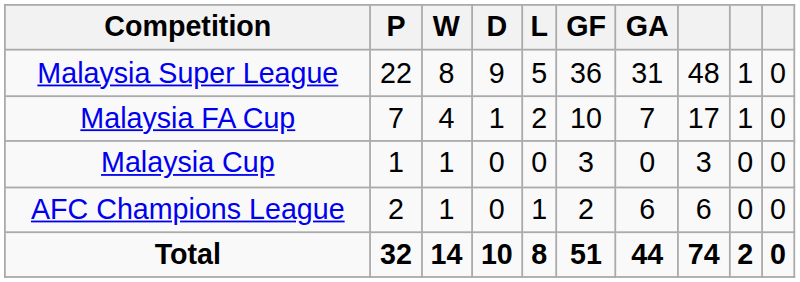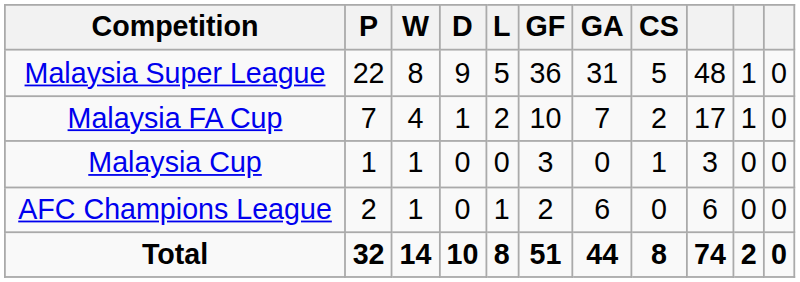+ column: (659, 27)
